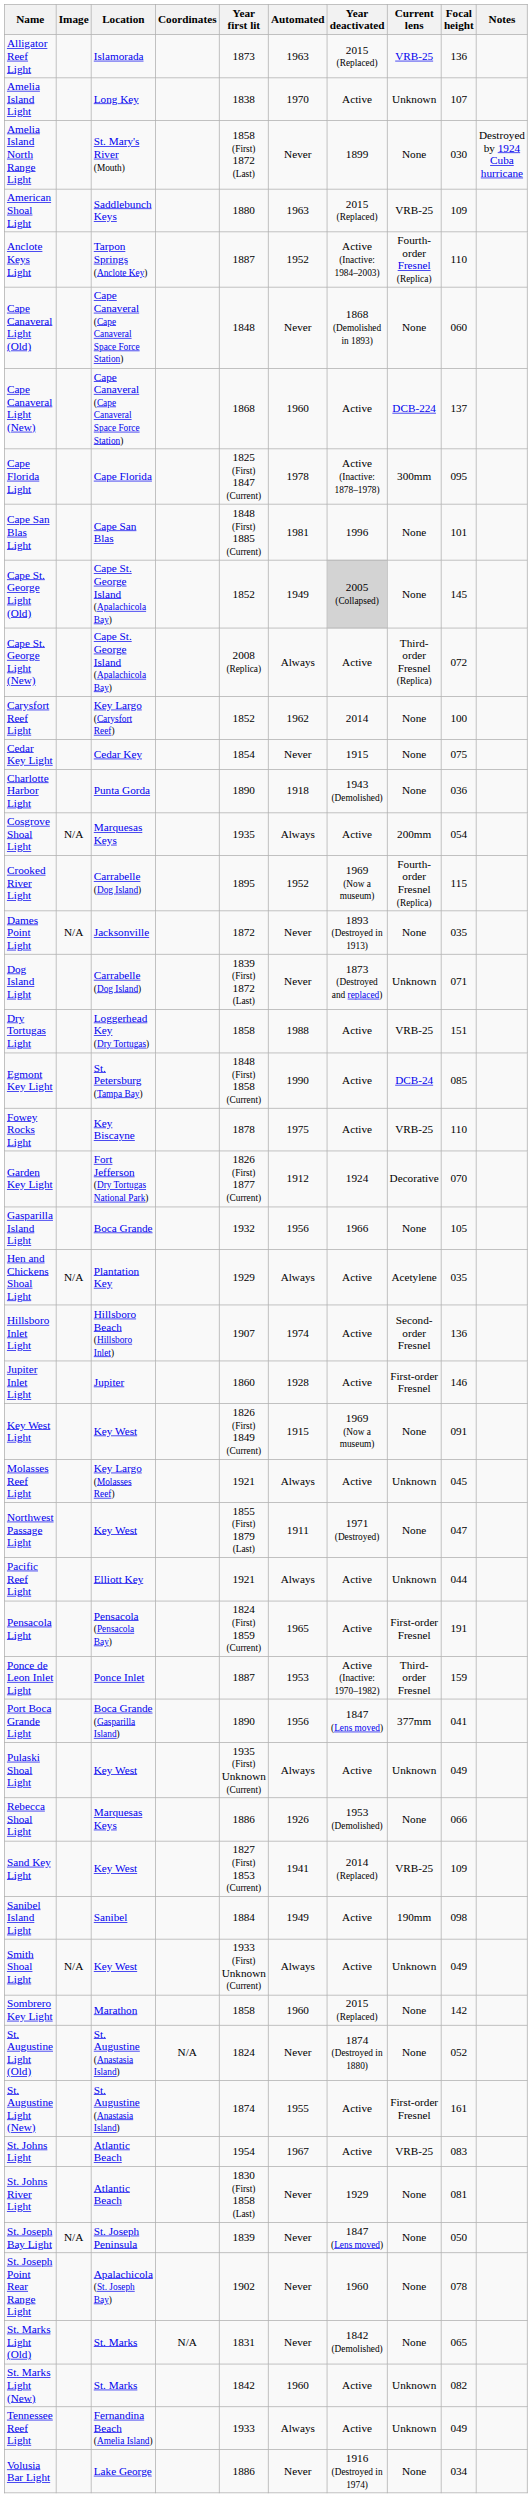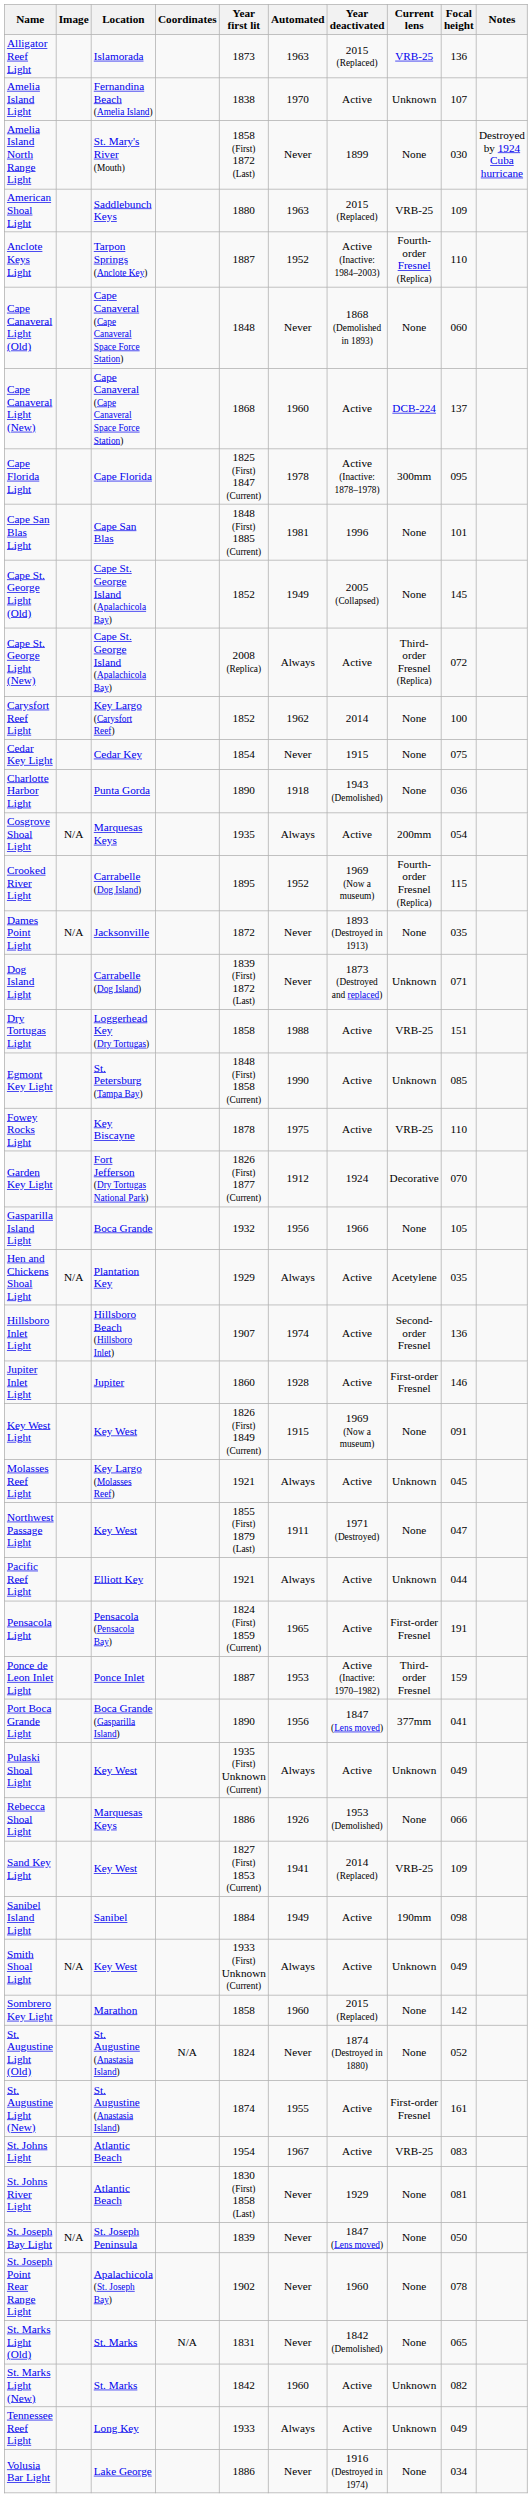(116, 99) Long Key -> (123, 99) Fernandina Beach (Amelia Island)
(357, 594) lightgrey background -> (357, 594) no background
(414, 1080) DCB-24 -> (414, 1080) Unknown
(123, 2428) Fernandina Beach (Amelia Island) -> (116, 2428) Long Key
